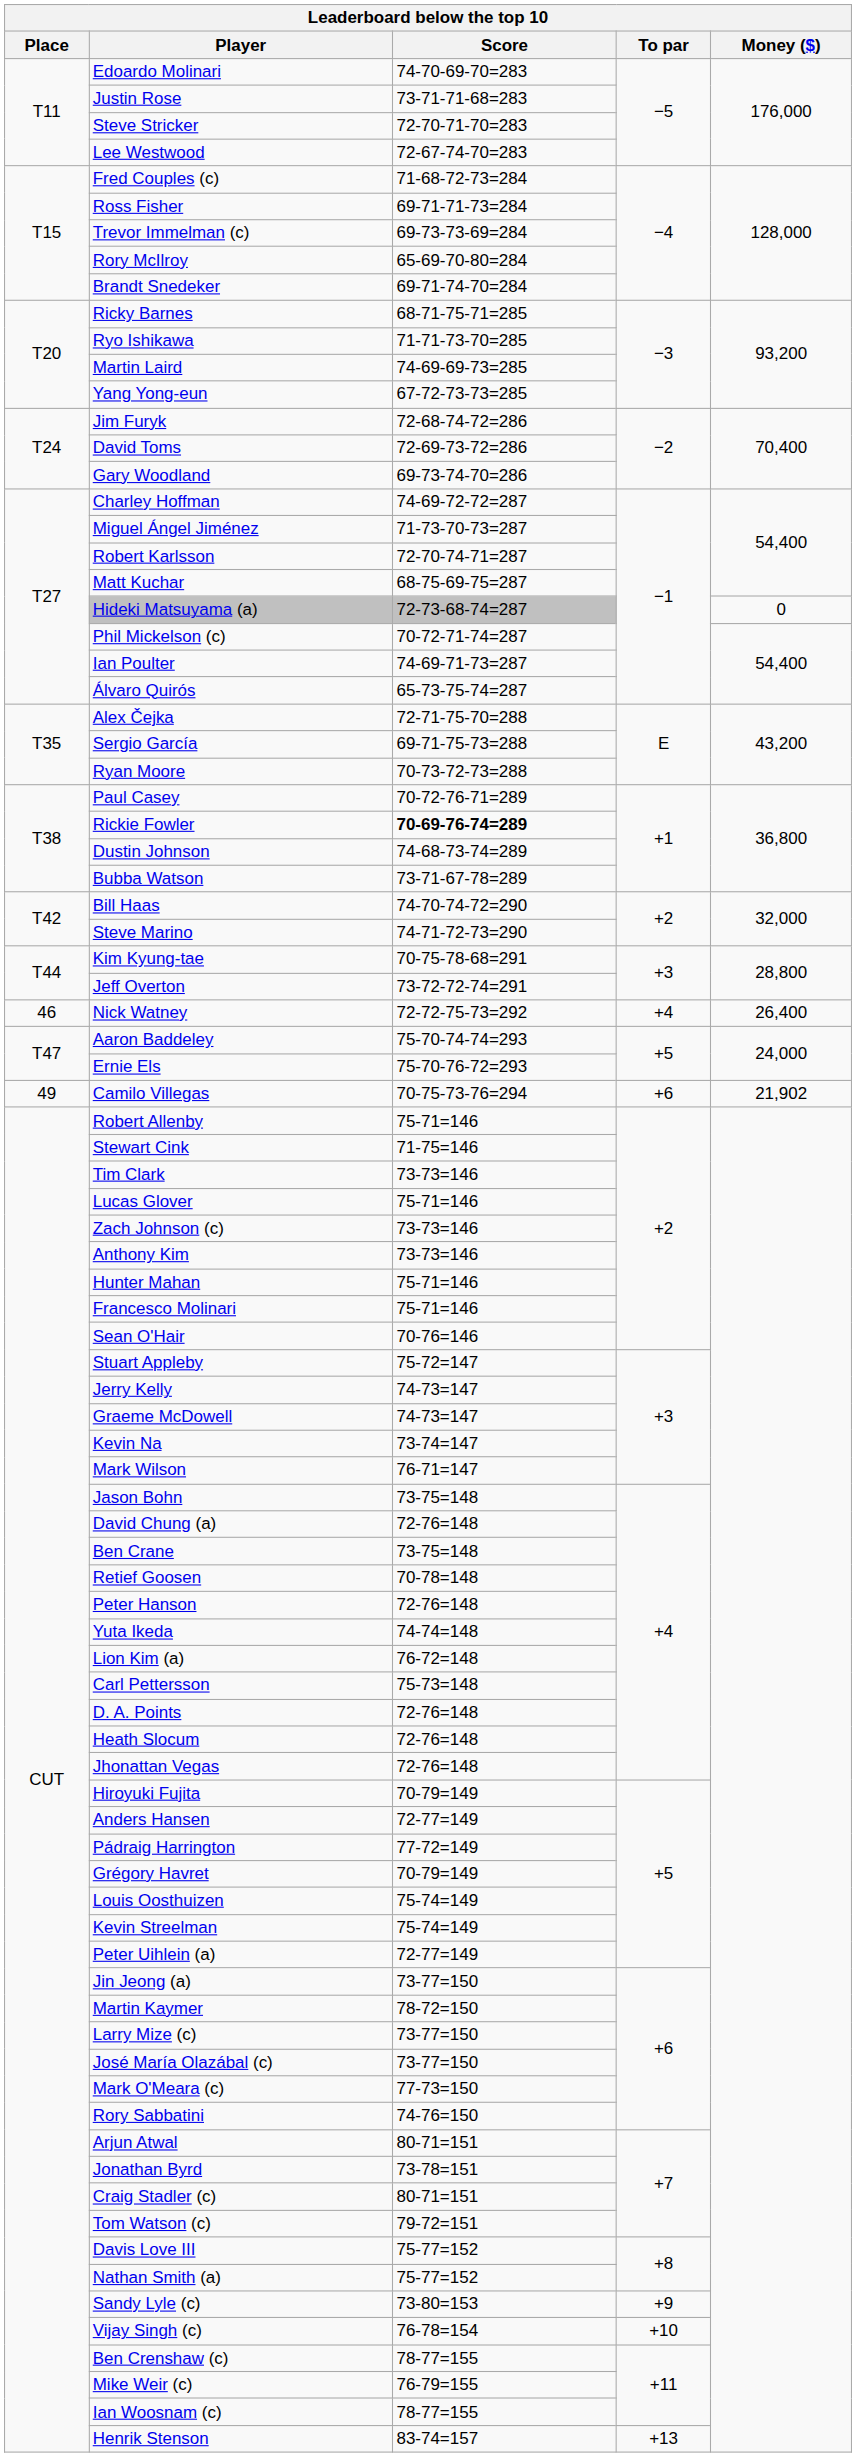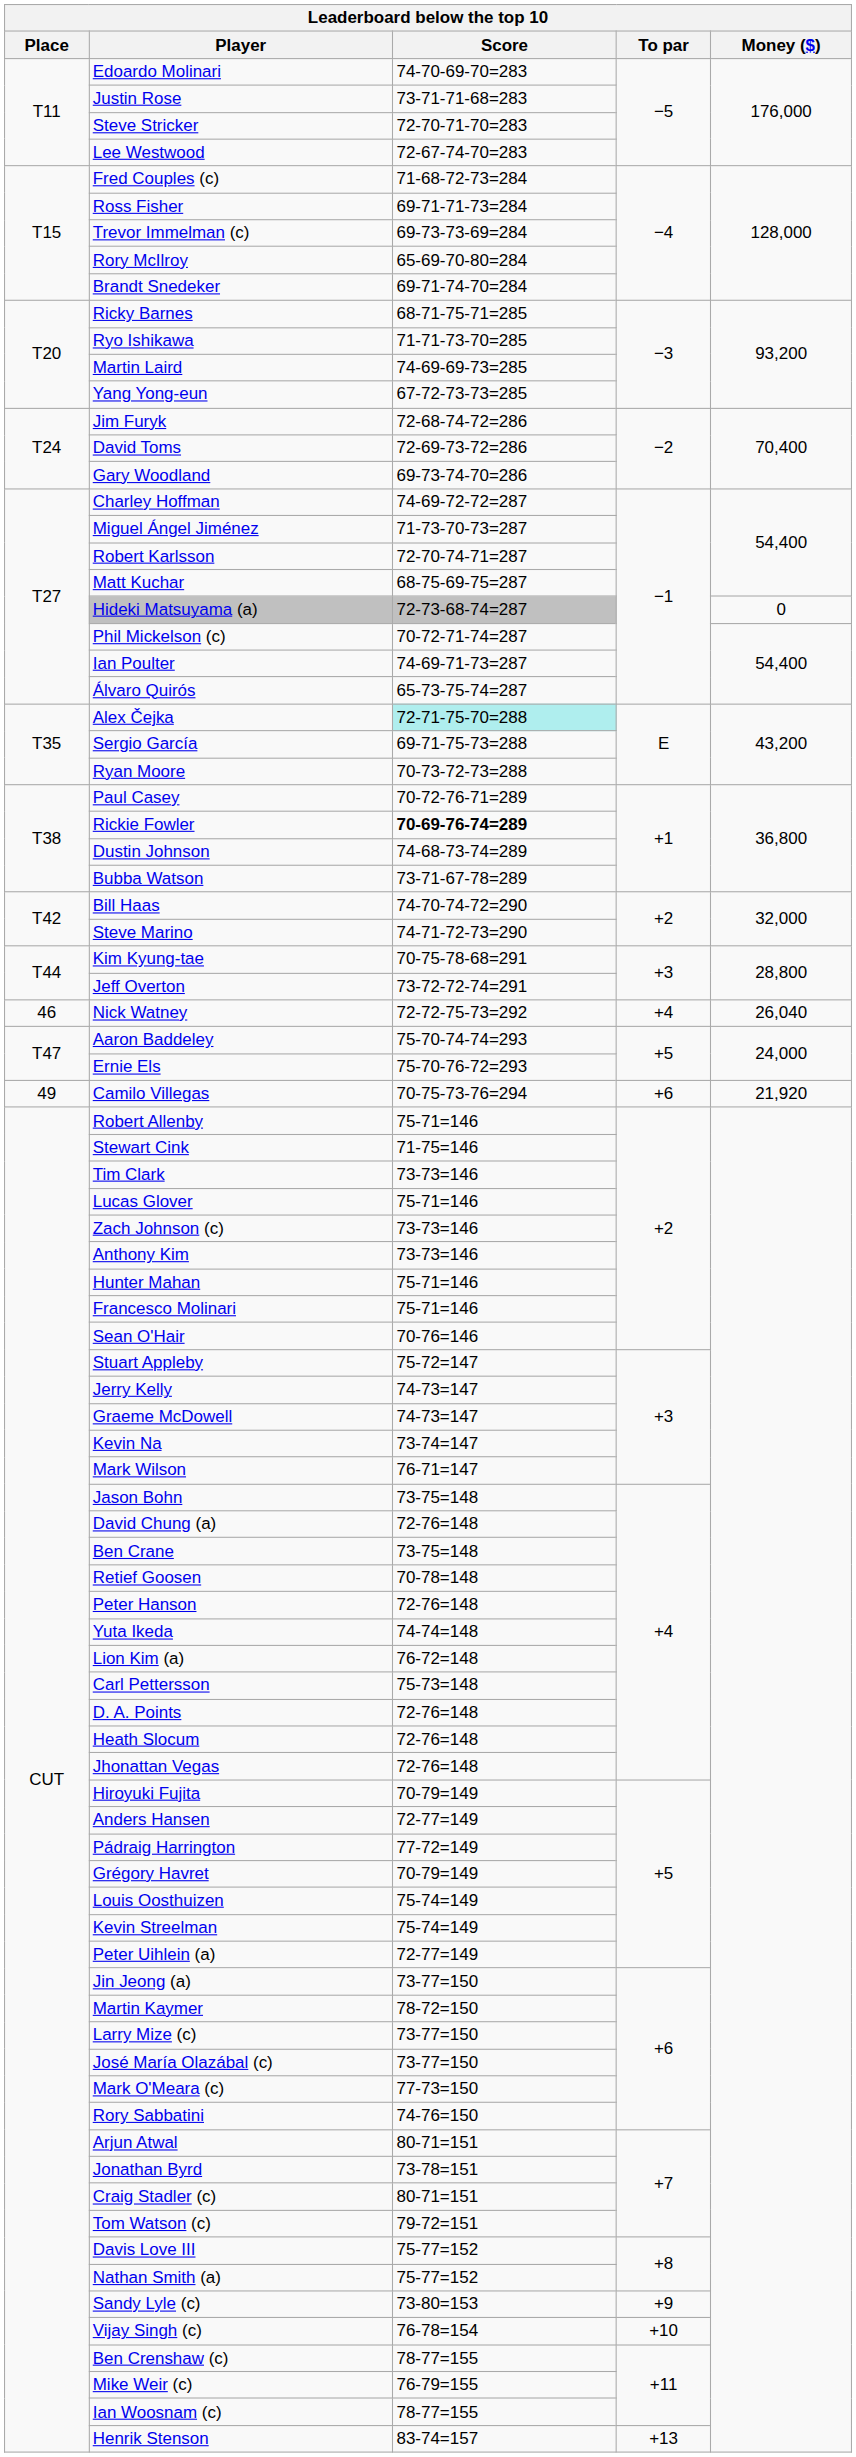(462, 717) no background -> (462, 717) paleturquoise background
(781, 1013) 26,400 -> (781, 1013) 26,040
(781, 1093) 21,902 -> (781, 1093) 21,920
